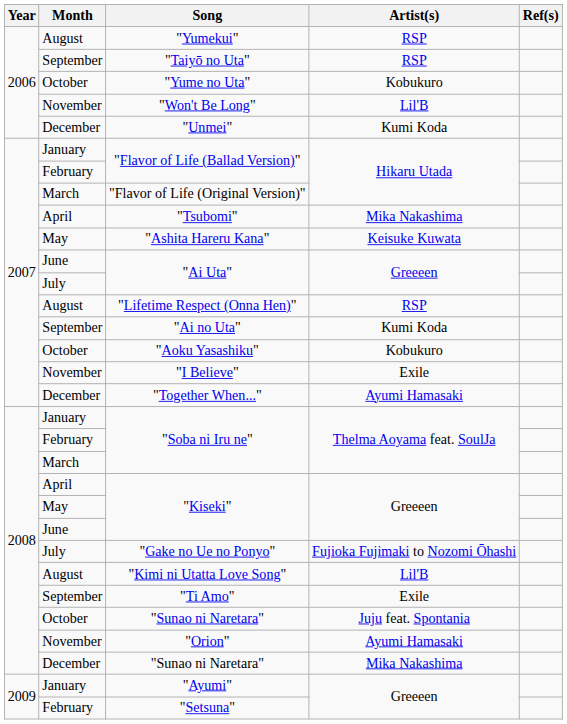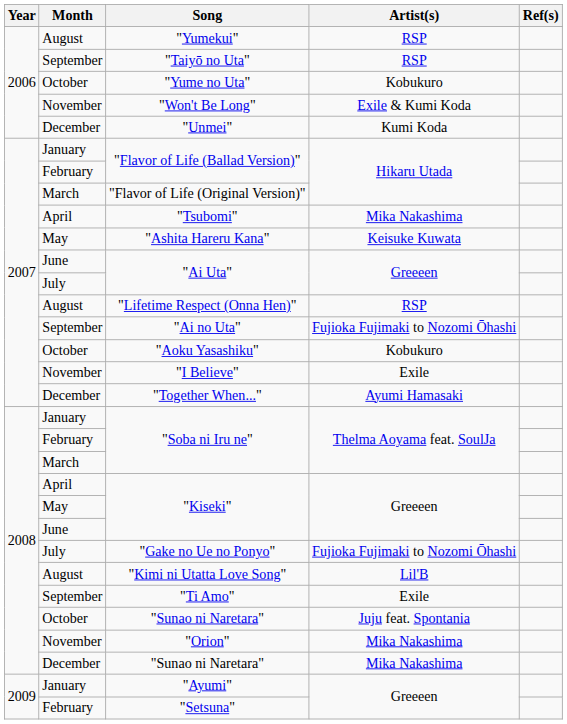(414, 104) Lil'B -> (414, 104) Exile & Kumi Koda
(414, 328) Kumi Koda -> (414, 328) Fujioka Fujimaki to Nozomi Ōhashi
(414, 640) Ayumi Hamasaki -> (414, 640) Mika Nakashima
